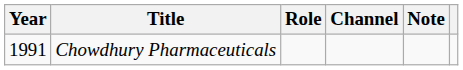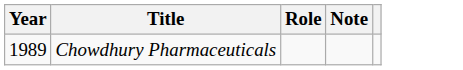- column: (364, 19)
(28, 49) 1991 -> (28, 49) 1989
